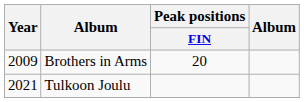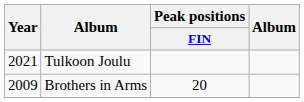rows swapped: (96, 61) <-> (87, 85)
